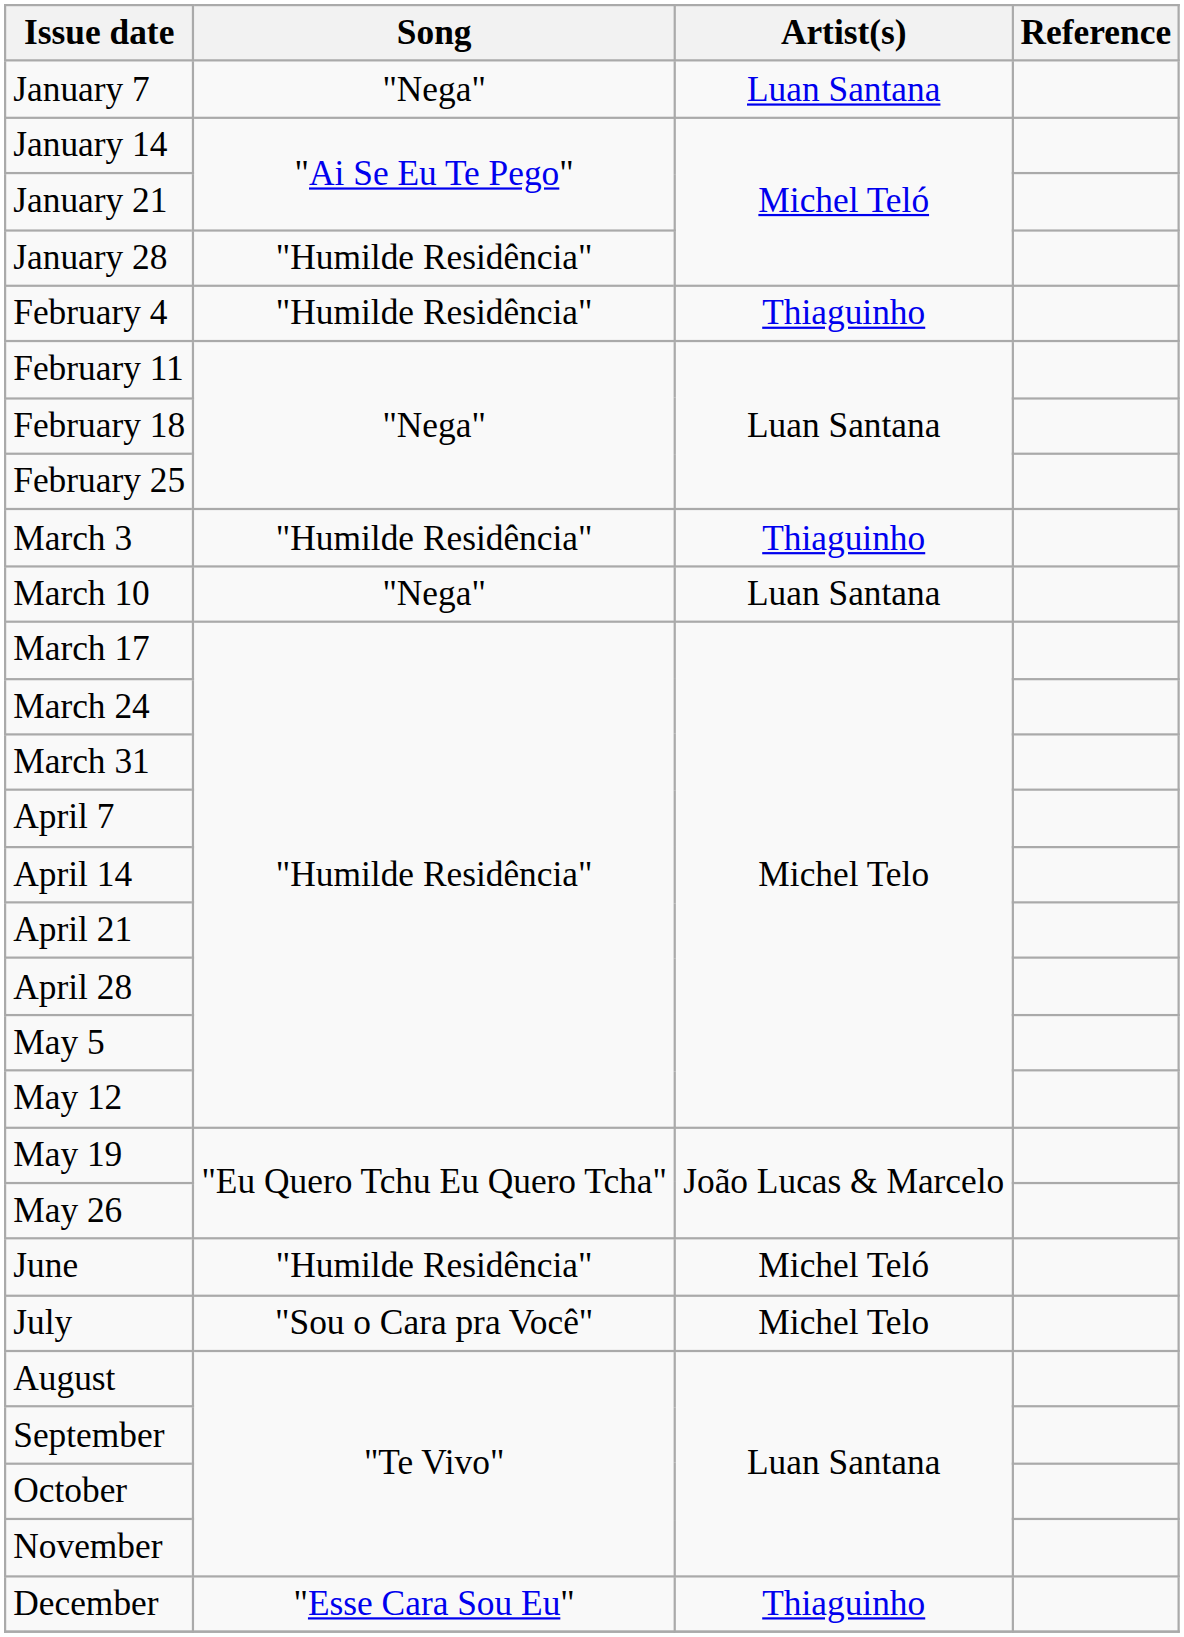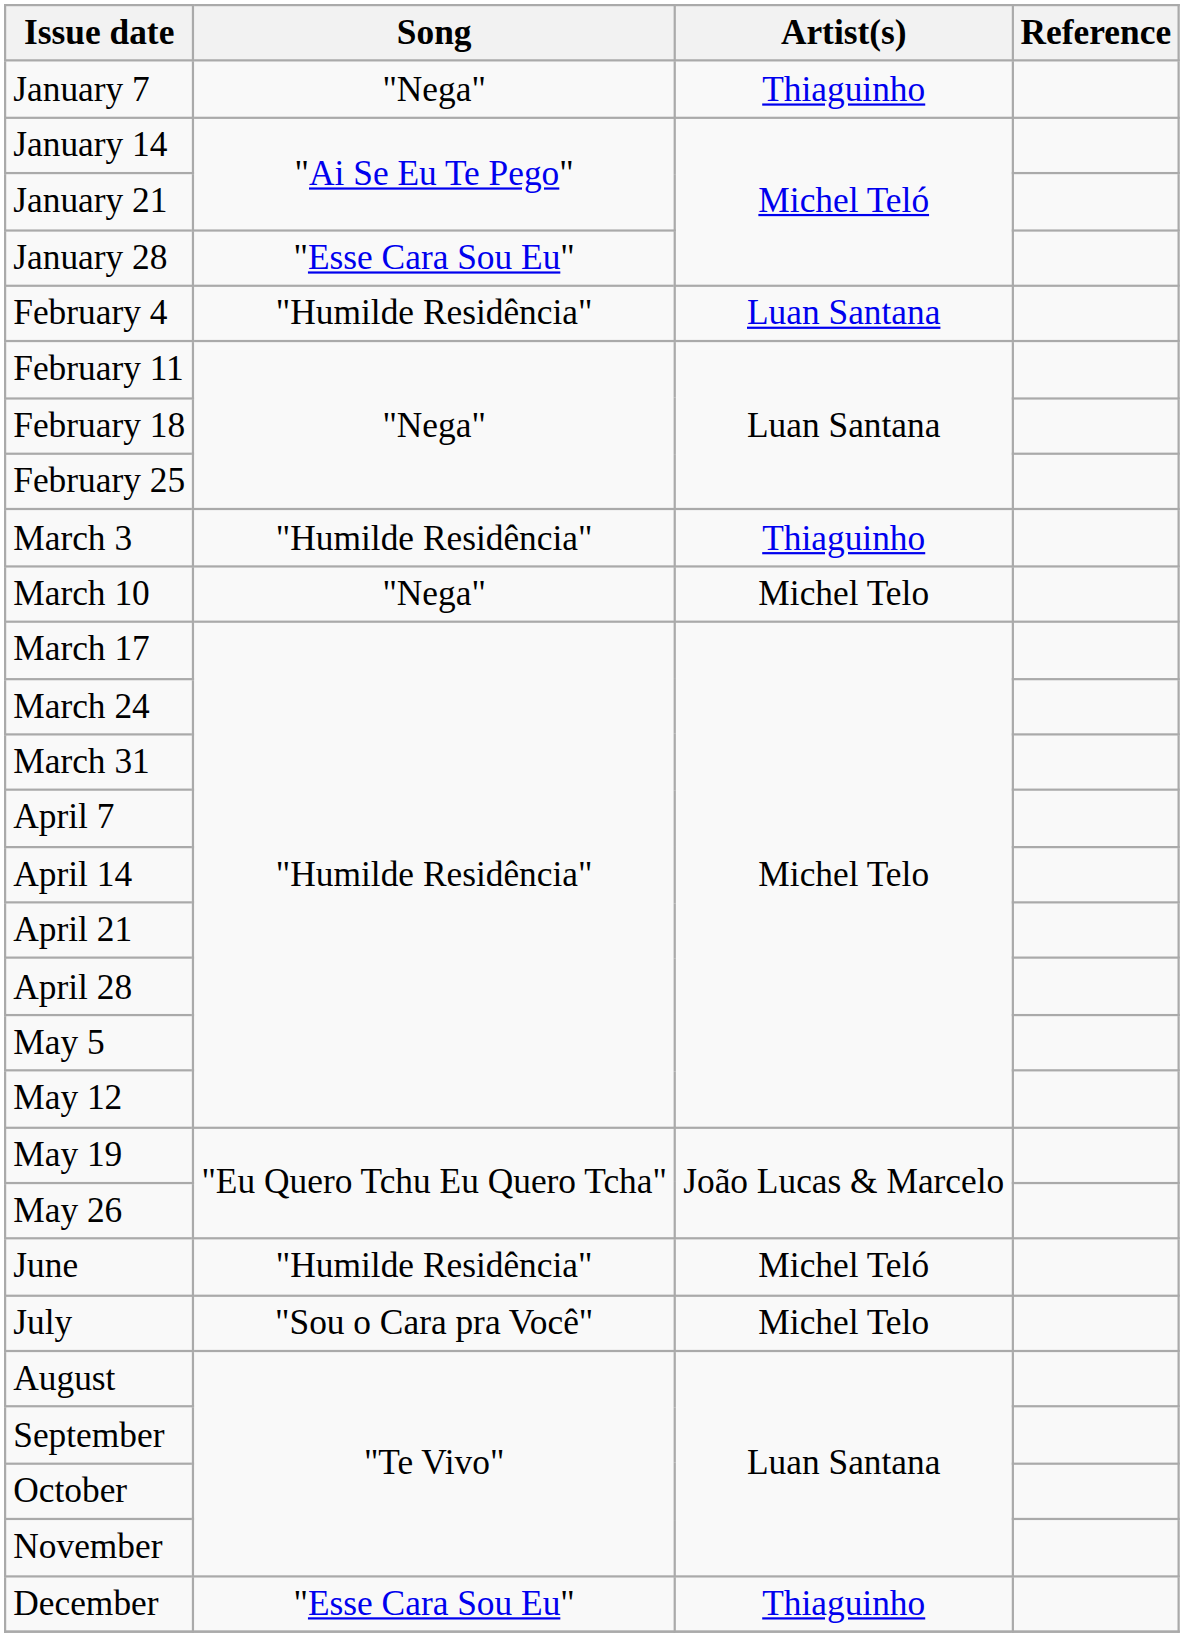(844, 88) Luan Santana -> (844, 88) Thiaguinho
(434, 256) "Humilde Residência" -> (434, 256) "Esse Cara Sou Eu"
(844, 312) Thiaguinho -> (844, 312) Luan Santana
(844, 593) Luan Santana -> (844, 593) Michel Telo
